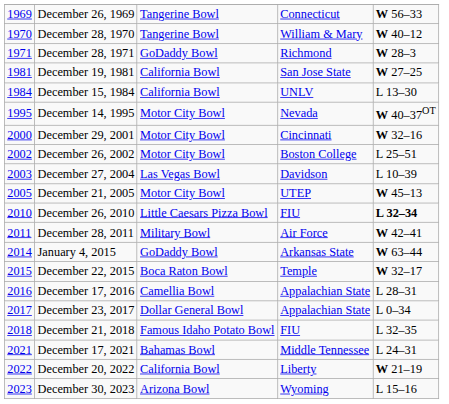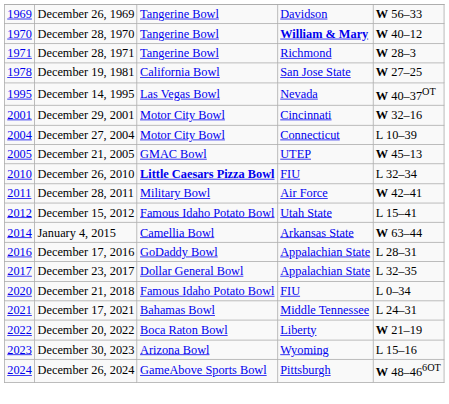(310, 14) Connecticut -> (304, 14) Davidson
(321, 33) normal -> (324, 33) bold
(179, 53) GoDaddy Bowl -> (179, 53) Tangerine Bowl
(20, 72) 1981 -> (20, 72) 1978
- row: (86, 92)
(182, 113) Motor City Bowl -> (180, 94) Las Vegas Bowl
(20, 134) 2000 -> (20, 115) 2001
- row: (86, 154)
(20, 173) 2003 -> (20, 134) 2004
(180, 173) Las Vegas Bowl -> (182, 134) Motor City Bowl
(304, 173) Davidson -> (310, 134) Connecticut
(182, 193) Motor City Bowl -> (173, 154) GMAC Bowl
(204, 212) normal -> (207, 173) bold
(397, 212) bold -> (396, 173) normal
+ row: (86, 212)
(179, 252) GoDaddy Bowl -> (177, 232) Camellia Bowl
- row: (86, 271)
(177, 291) Camellia Bowl -> (179, 252) GoDaddy Bowl
(393, 310) L 0–34 -> (396, 271) L 32–35
(20, 330) 2018 -> (20, 291) 2020
(396, 330) L 32–35 -> (393, 291) L 0–34
(180, 369) California Bowl -> (184, 330) Boca Raton Bowl
+ row: (86, 370)
